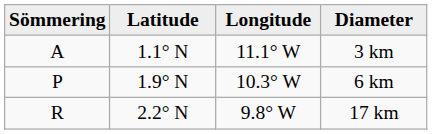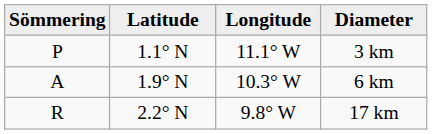(57, 50) A -> (57, 50) P
(57, 81) P -> (57, 81) A
